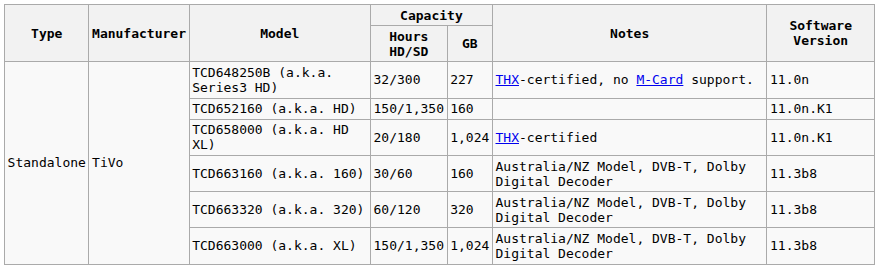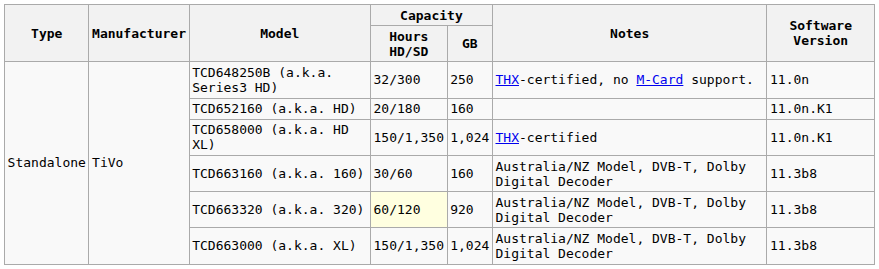(462, 80) 227 -> (462, 80) 250
(409, 109) 150/1,350 -> (397, 109) 20/180
(397, 137) 20/180 -> (409, 137) 150/1,350
(397, 210) no background -> (397, 210) lightyellow background
(462, 210) 320 -> (462, 210) 920
